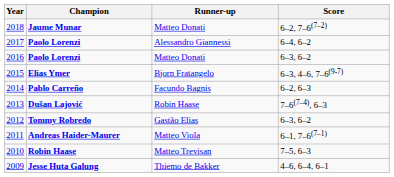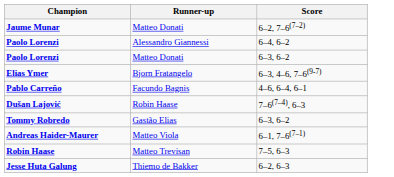- column: (15, 12)
(296, 89) 6–2, 6–3 -> (283, 89) 4–6, 6–4, 6–1
(304, 166) 4–6, 6–4, 6–1 -> (274, 166) 6–2, 6–3
